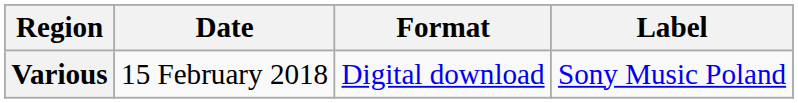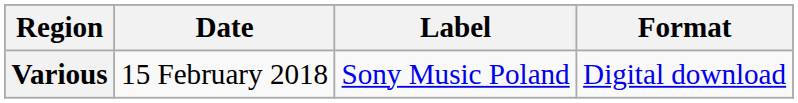columns swapped: (443, 27) <-> (672, 27)
